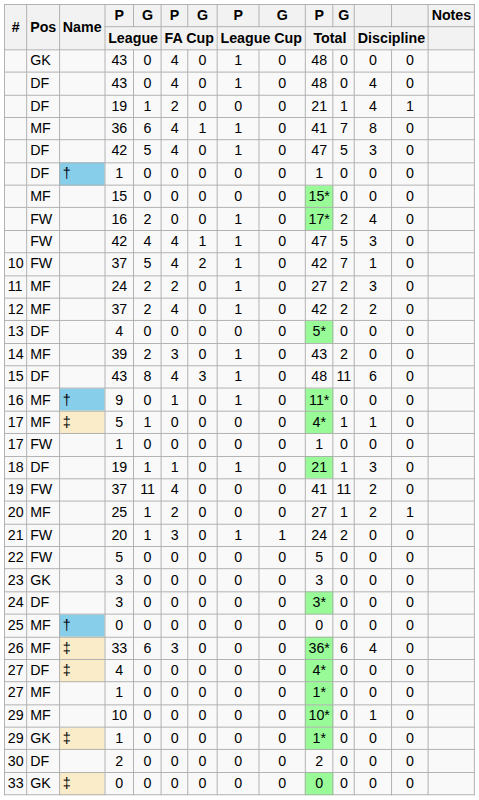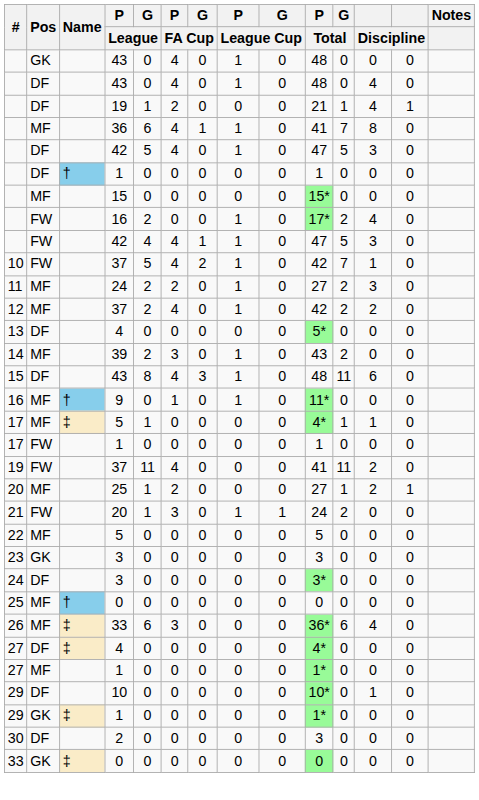- row: (16, 467)
(41, 557) FW -> (40, 535) MF
(40, 715) MF -> (40, 693) DF
(319, 761) 2 -> (319, 738) 3
